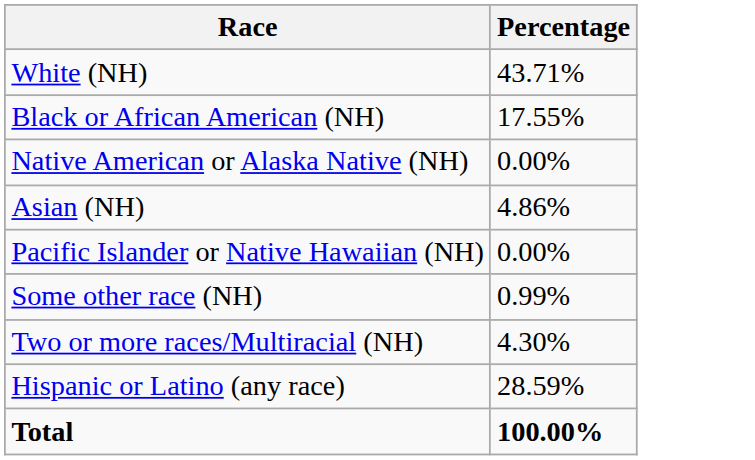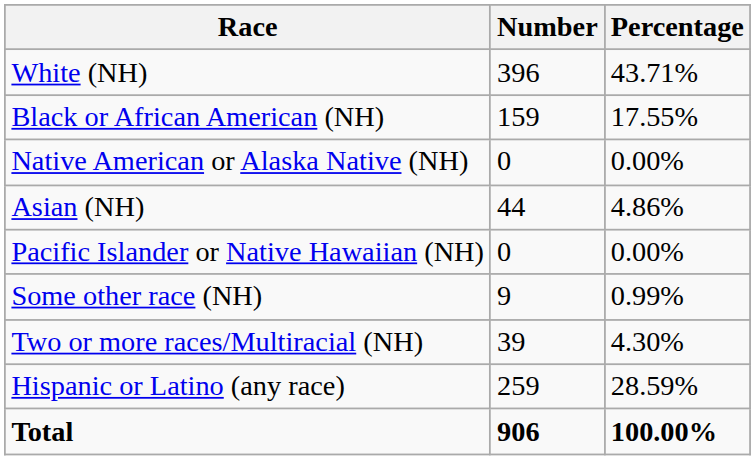+ column: (547, 26)
